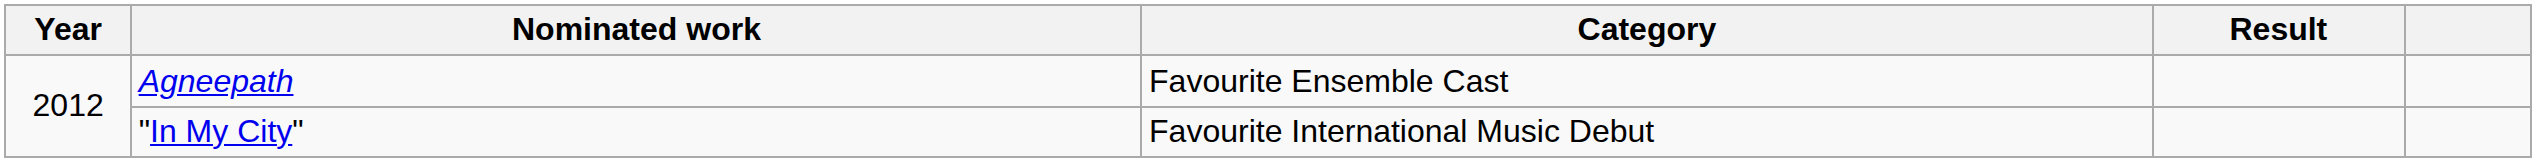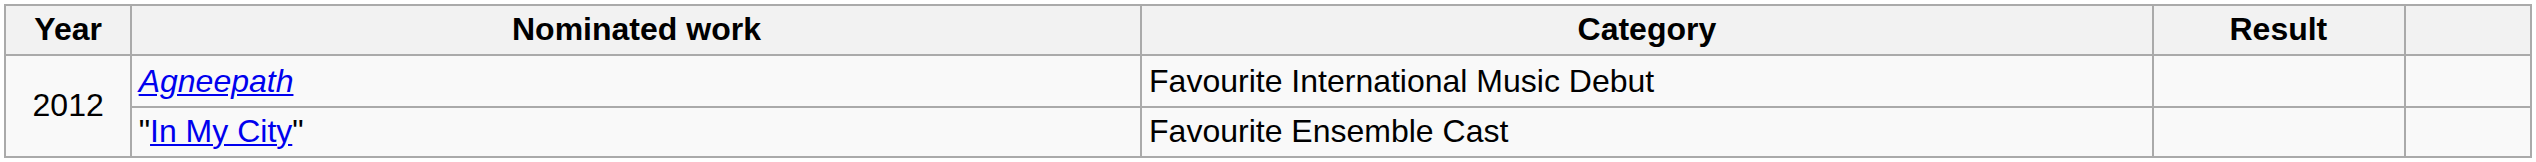(1329, 80) Favourite Ensemble Cast -> (1402, 80) Favourite International Music Debut
(1402, 131) Favourite International Music Debut -> (1329, 131) Favourite Ensemble Cast
